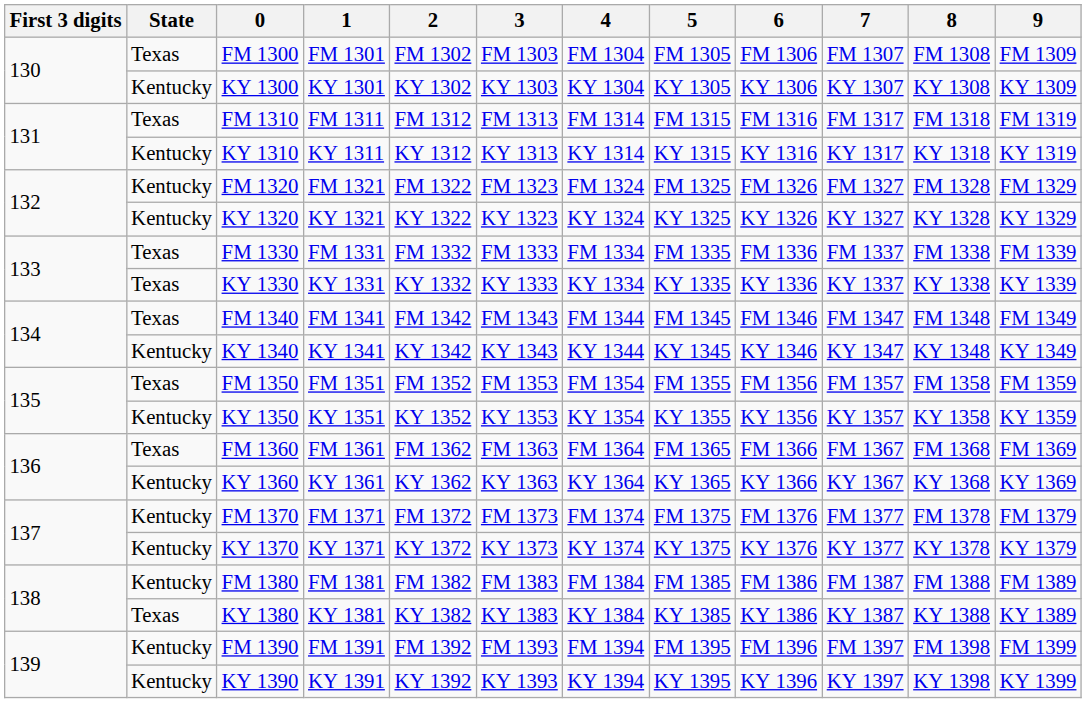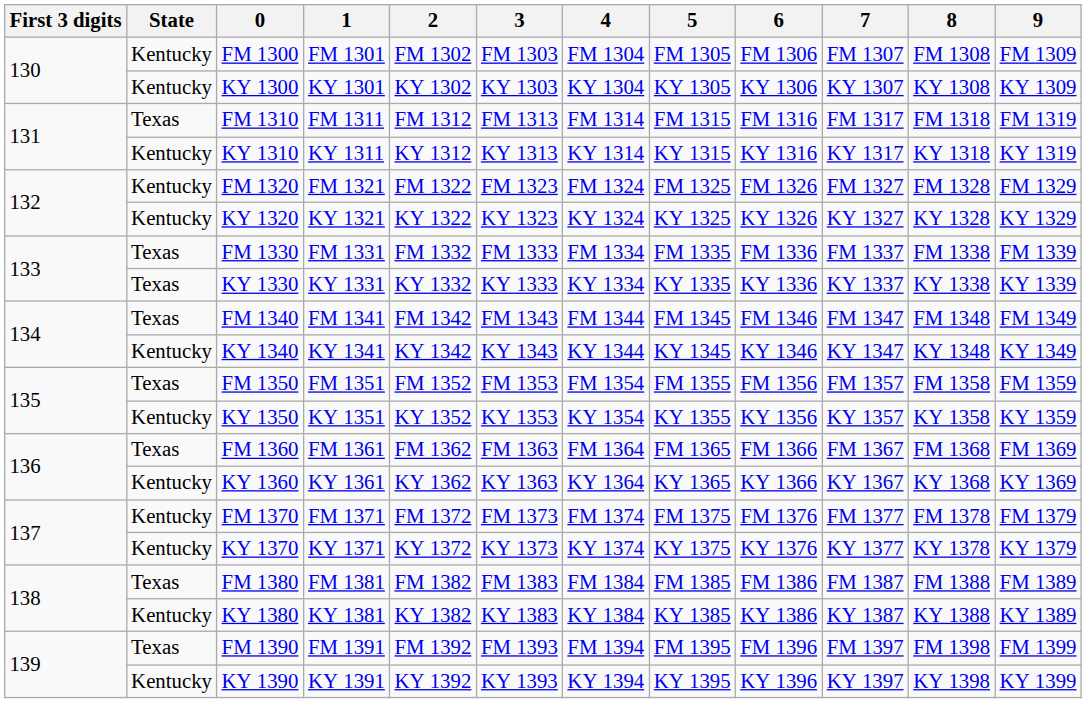(155, 53) Texas -> (172, 53) Kentucky
(172, 581) Kentucky -> (155, 581) Texas
(155, 614) Texas -> (172, 614) Kentucky
(172, 647) Kentucky -> (155, 647) Texas
